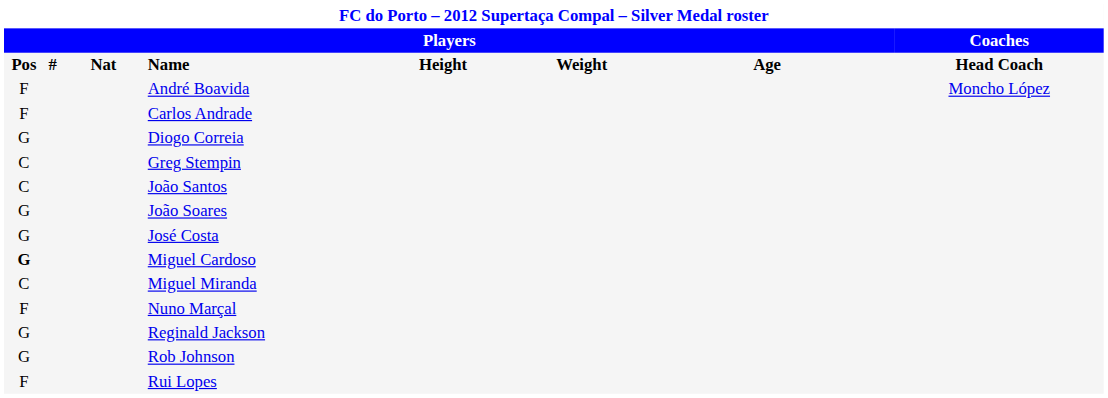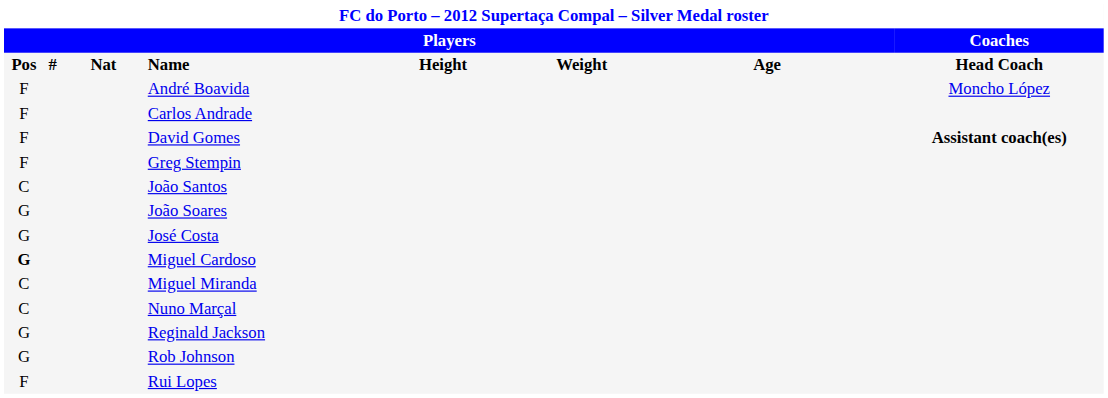+ row: (194, 137)
- row: (196, 137)
(24, 162) C -> (24, 162) F
(24, 308) F -> (24, 308) C
